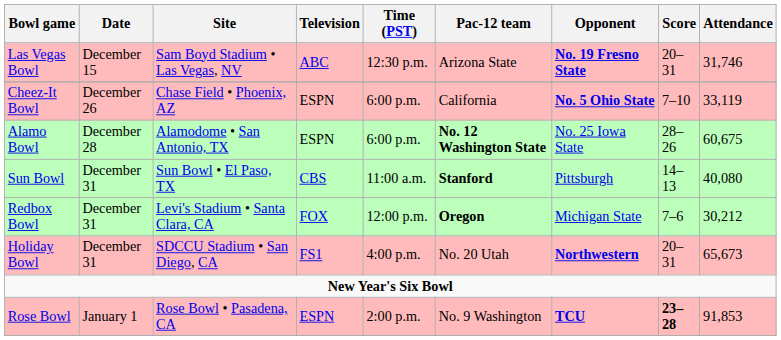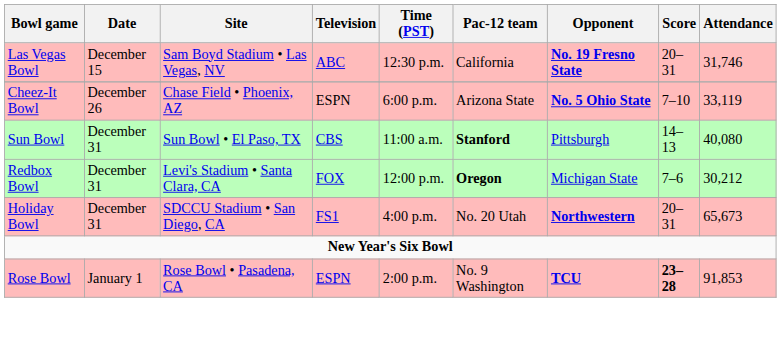(478, 62) Arizona State -> (485, 62) California
(468, 101) California -> (495, 101) Arizona State
- row: (27, 139)
